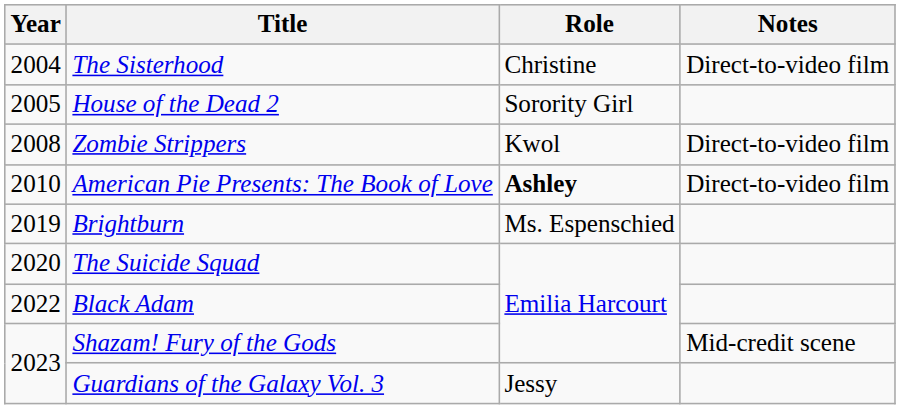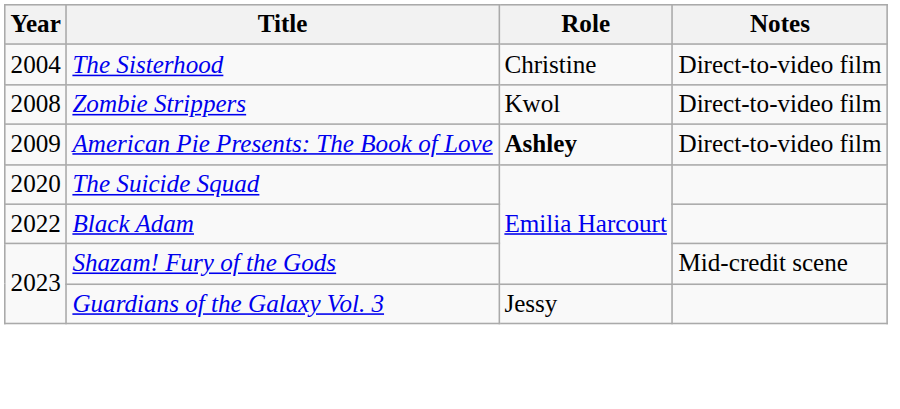- row: (176, 104)
(36, 183) 2010 -> (36, 143) 2009
- row: (128, 223)
